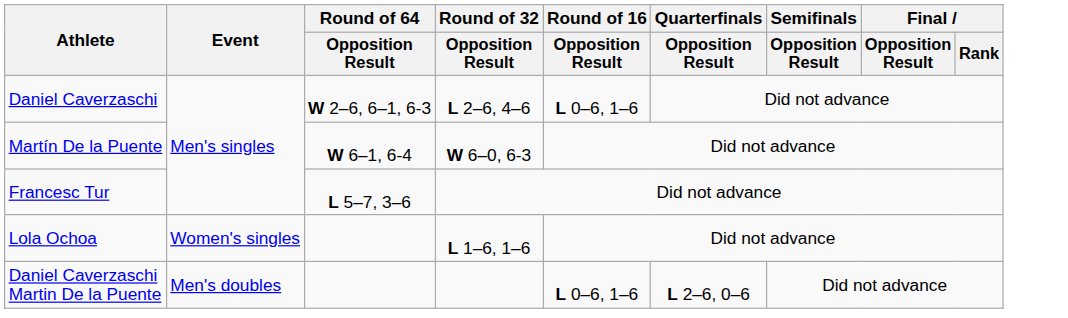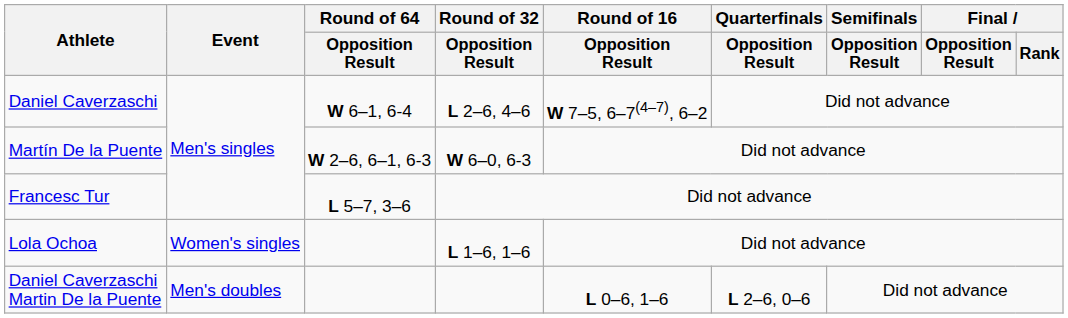(370, 109) W 2–6, 6–1, 6-3 -> (370, 111) W 6–1, 6-4
(597, 109) L 0–6, 1–6 -> (627, 111) W 7–5, 6–7(4–7), 6–2
(370, 155) W 6–1, 6-4 -> (370, 160) W 2–6, 6–1, 6-3
